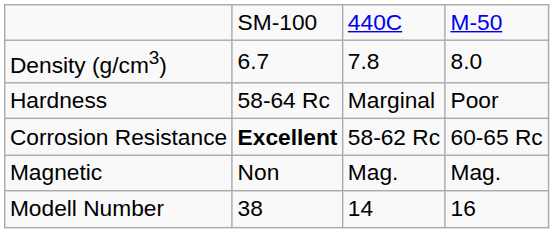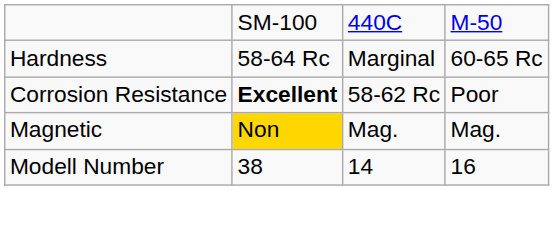- row: (88, 61)
(475, 100) Poor -> (497, 58) 60-65 Rc
(497, 136) 60-65 Rc -> (475, 94) Poor
(258, 172) no background -> (258, 130) gold background
